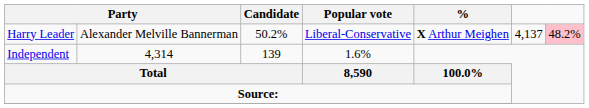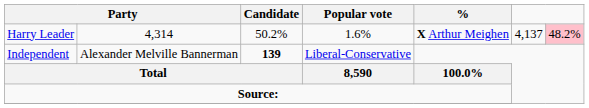(159, 34) Alexander Melville Bannerman -> (159, 34) 4,314
(358, 34) Liberal-Conservative -> (358, 34) 1.6%
(159, 53) 4,314 -> (159, 53) Alexander Melville Bannerman
(271, 53) normal -> (271, 53) bold
(358, 53) 1.6% -> (358, 53) Liberal-Conservative
